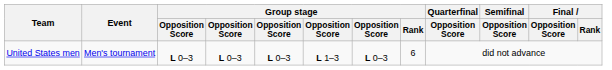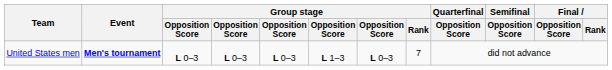(120, 53) normal -> (122, 53) bold
(413, 53) 6 -> (418, 53) 7
